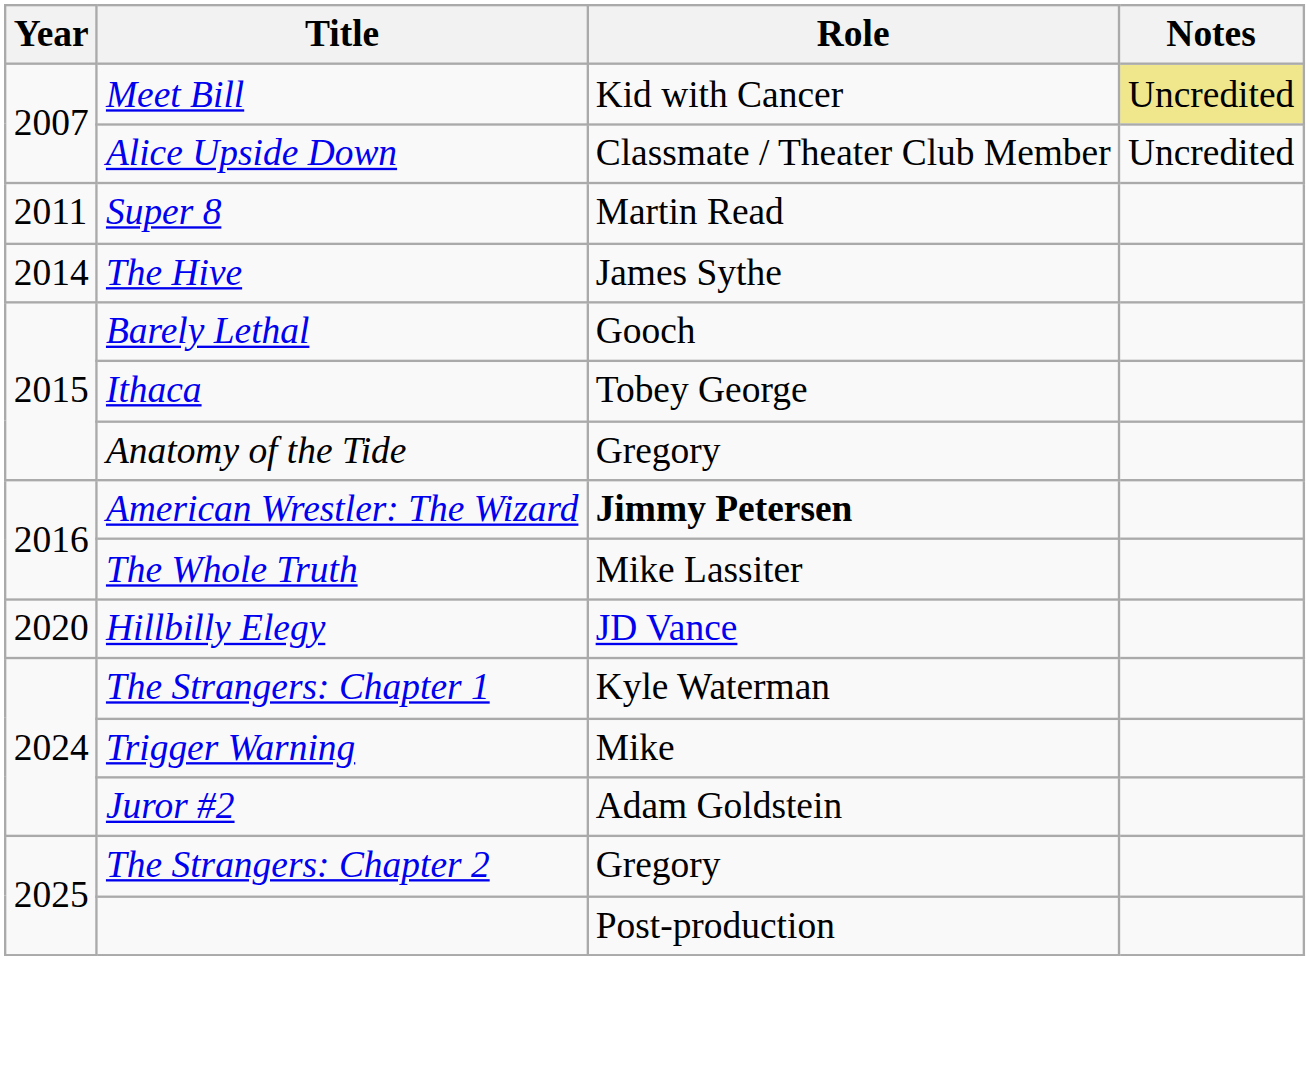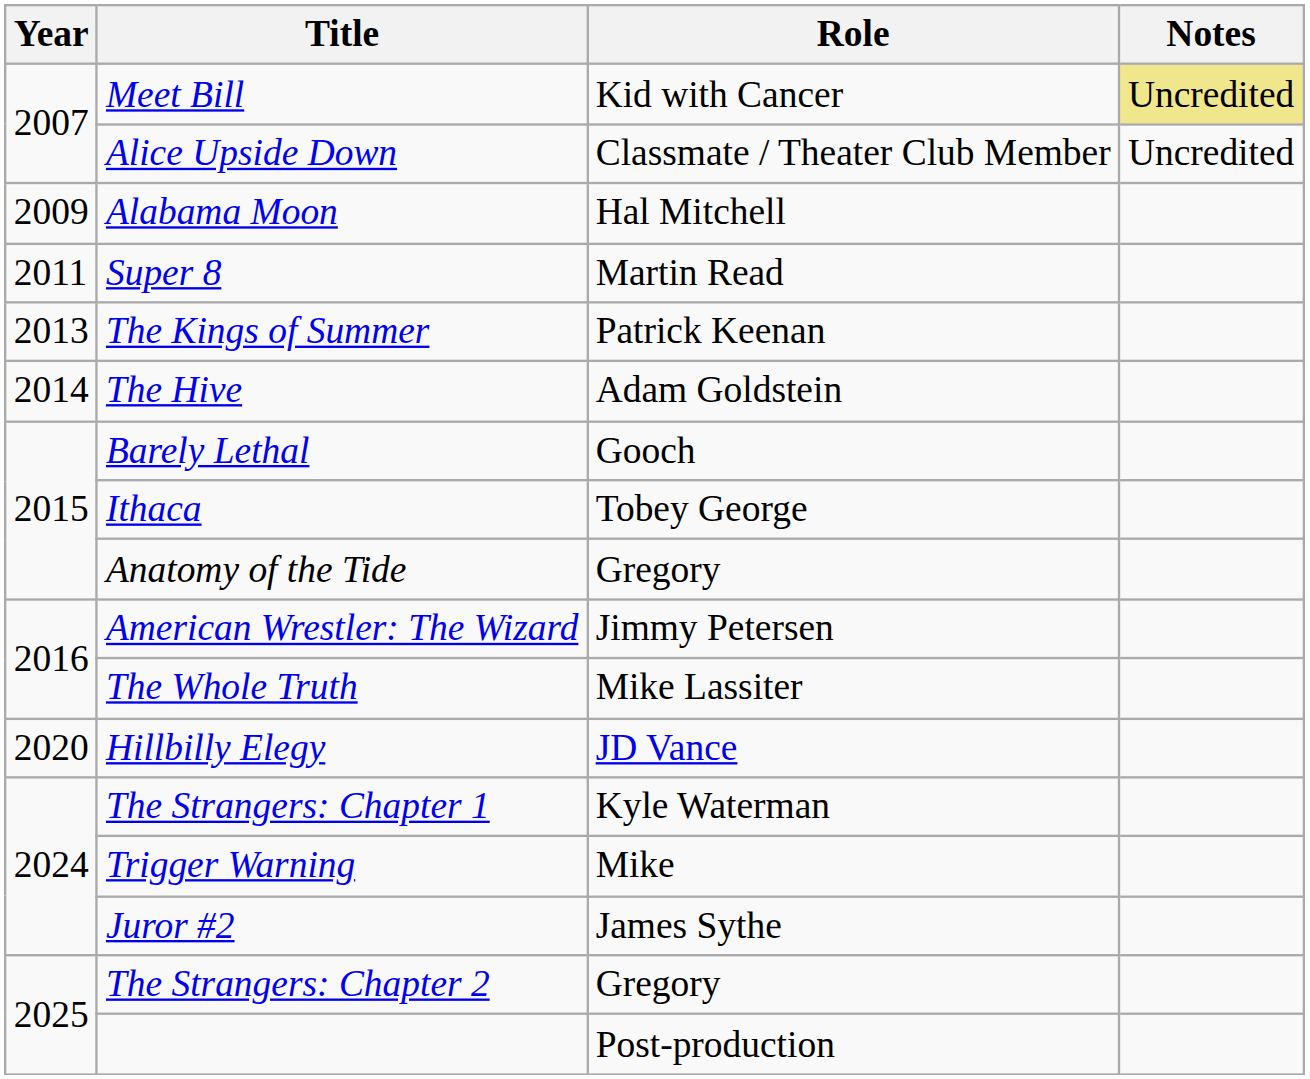+ row: (222, 212)
+ row: (268, 331)
(689, 271) James Sythe -> (719, 390) Adam Goldstein
(724, 509) bold -> (715, 627) normal
(719, 806) Adam Goldstein -> (689, 924) James Sythe
